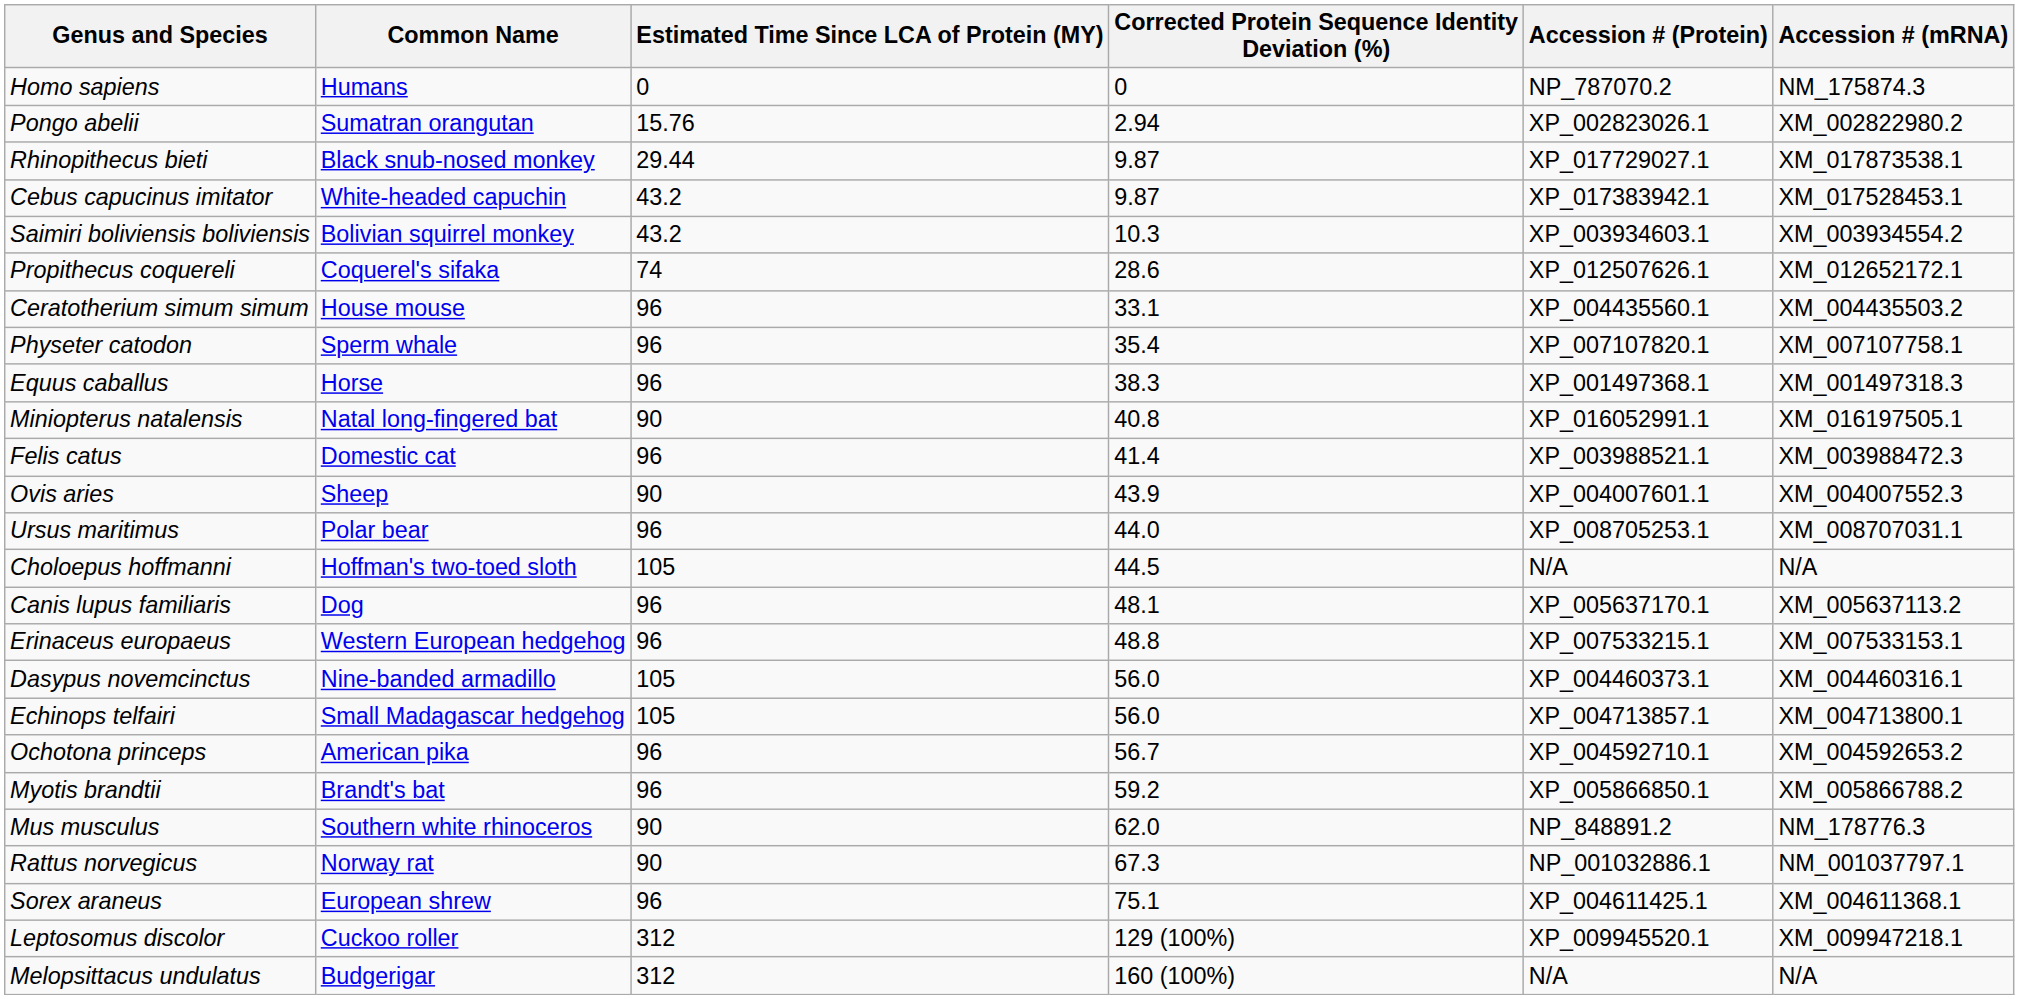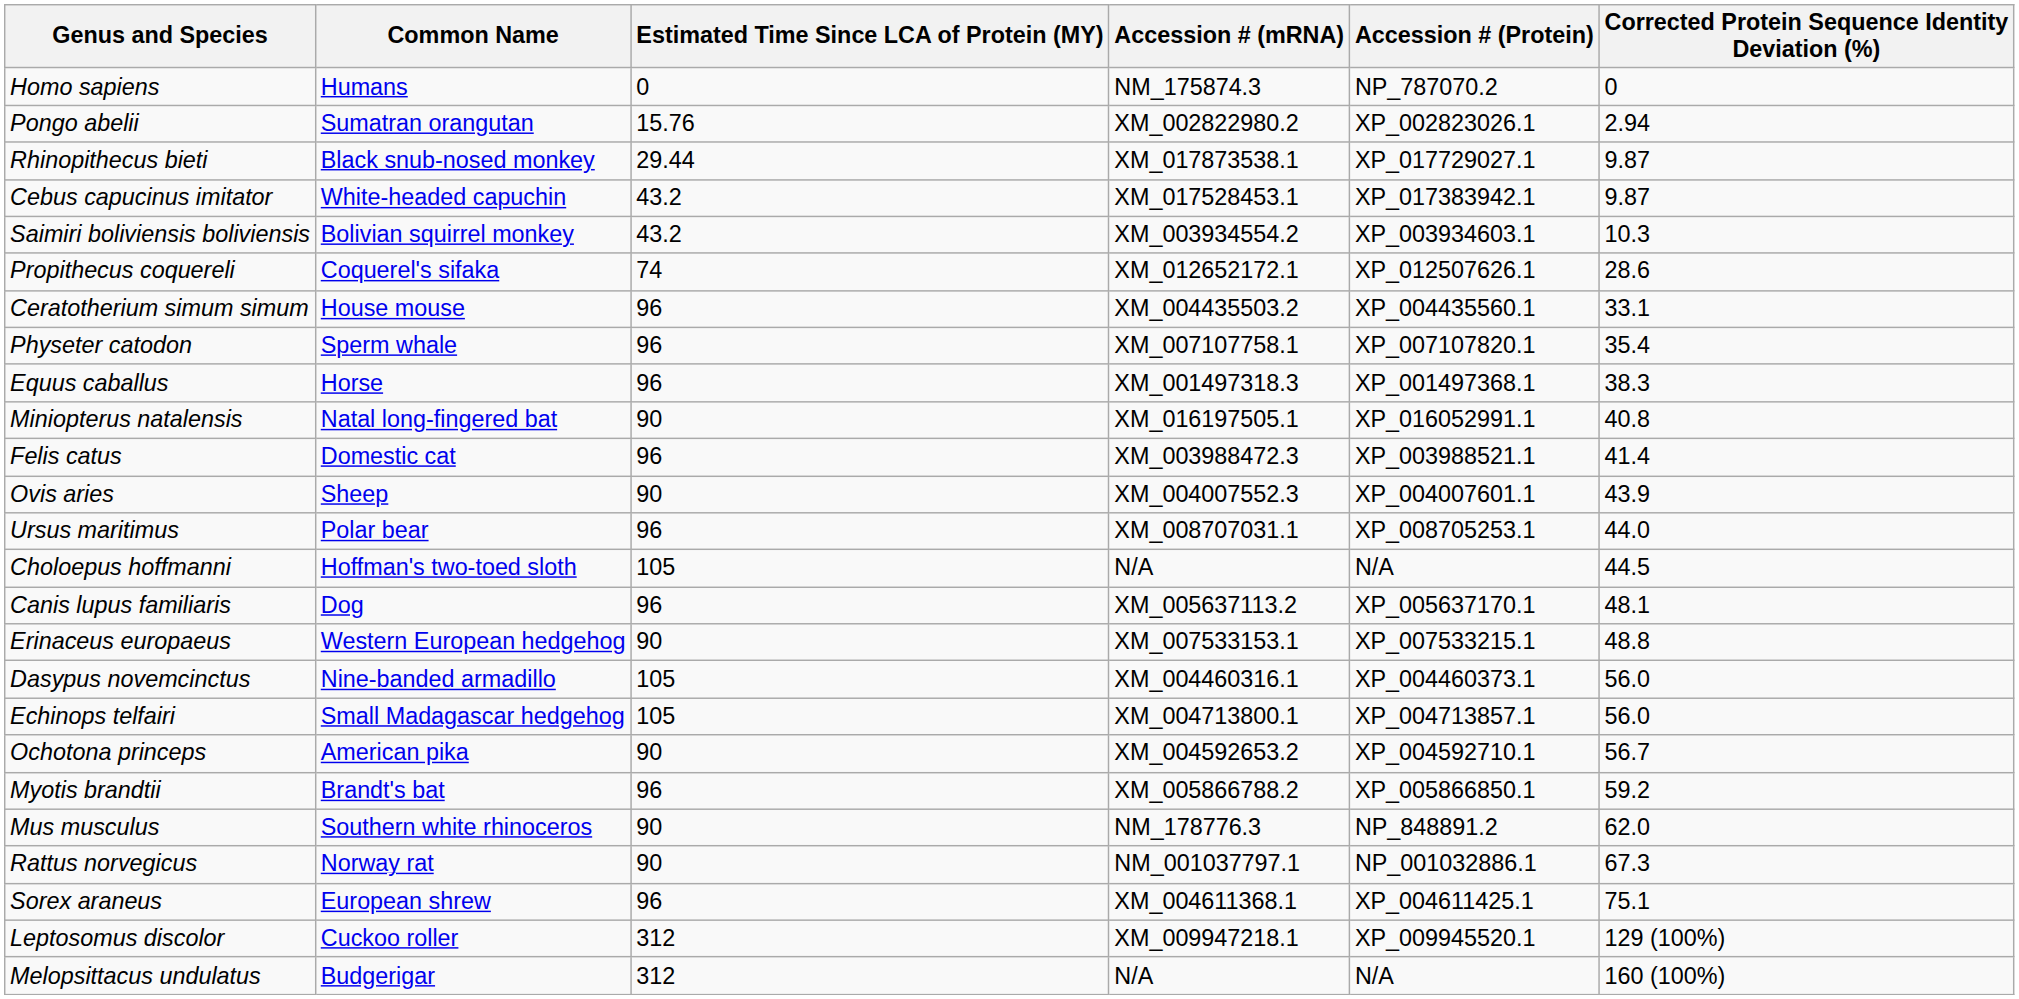columns swapped: (1893, 36) <-> (1316, 36)
(649, 642) 96 -> (649, 642) 90
(649, 753) 96 -> (649, 753) 90
